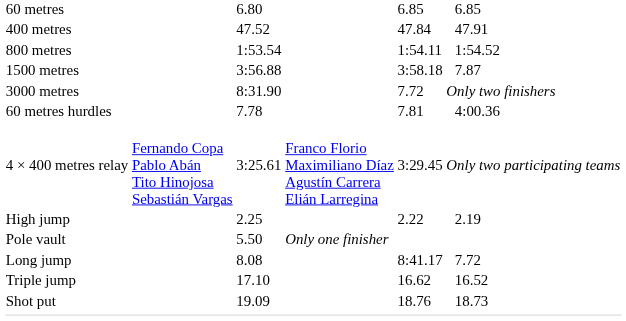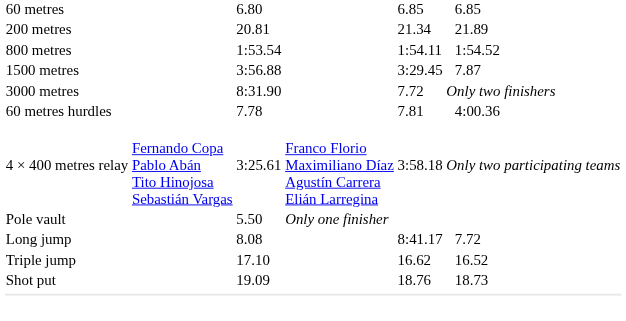+ row: (39, 29)
- row: (39, 29)
(420, 70) 3:58.18 -> (420, 70) 3:29.45
(420, 165) 3:29.45 -> (420, 165) 3:58.18
- row: (38, 219)
